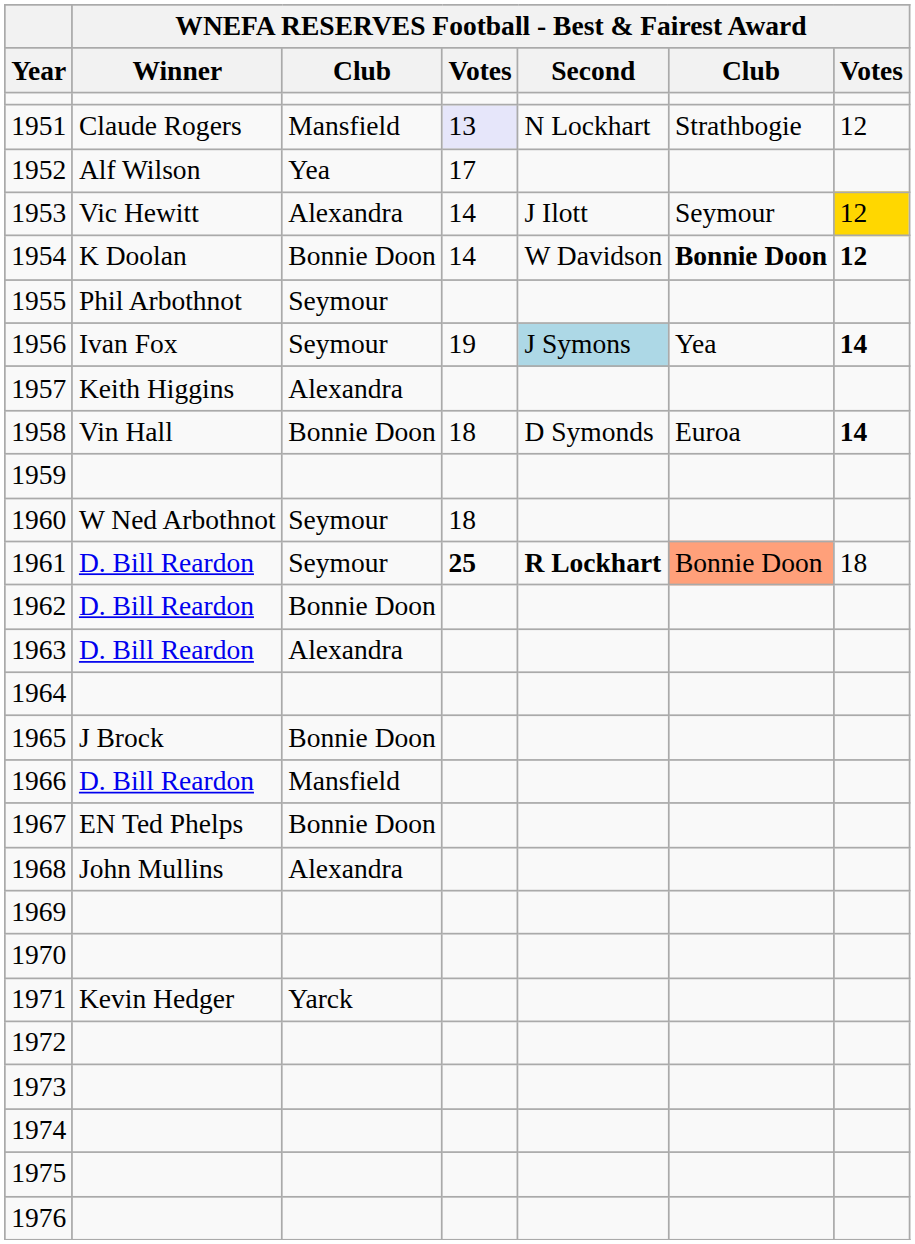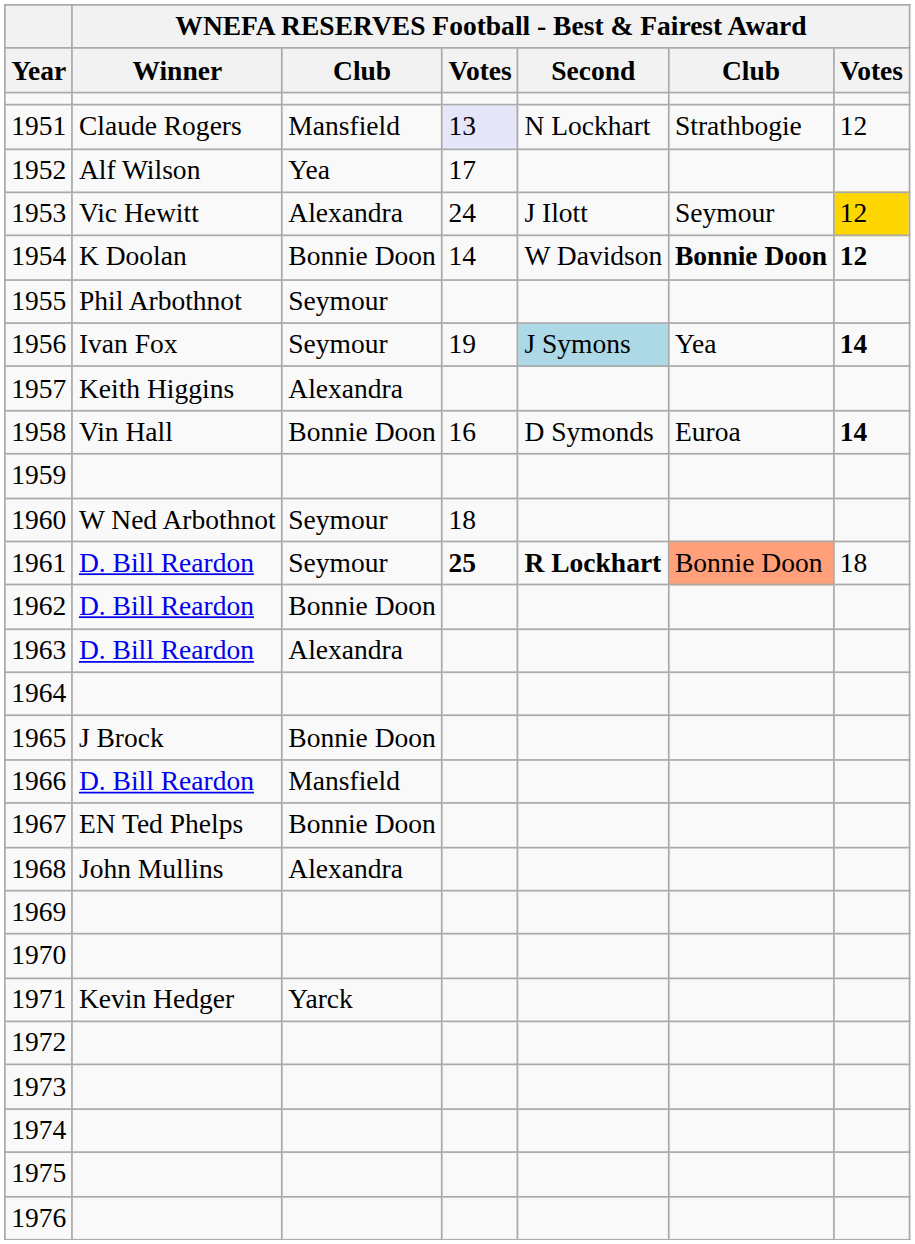(462, 213) 14 -> (462, 213) 24
(462, 431) 18 -> (462, 431) 16
